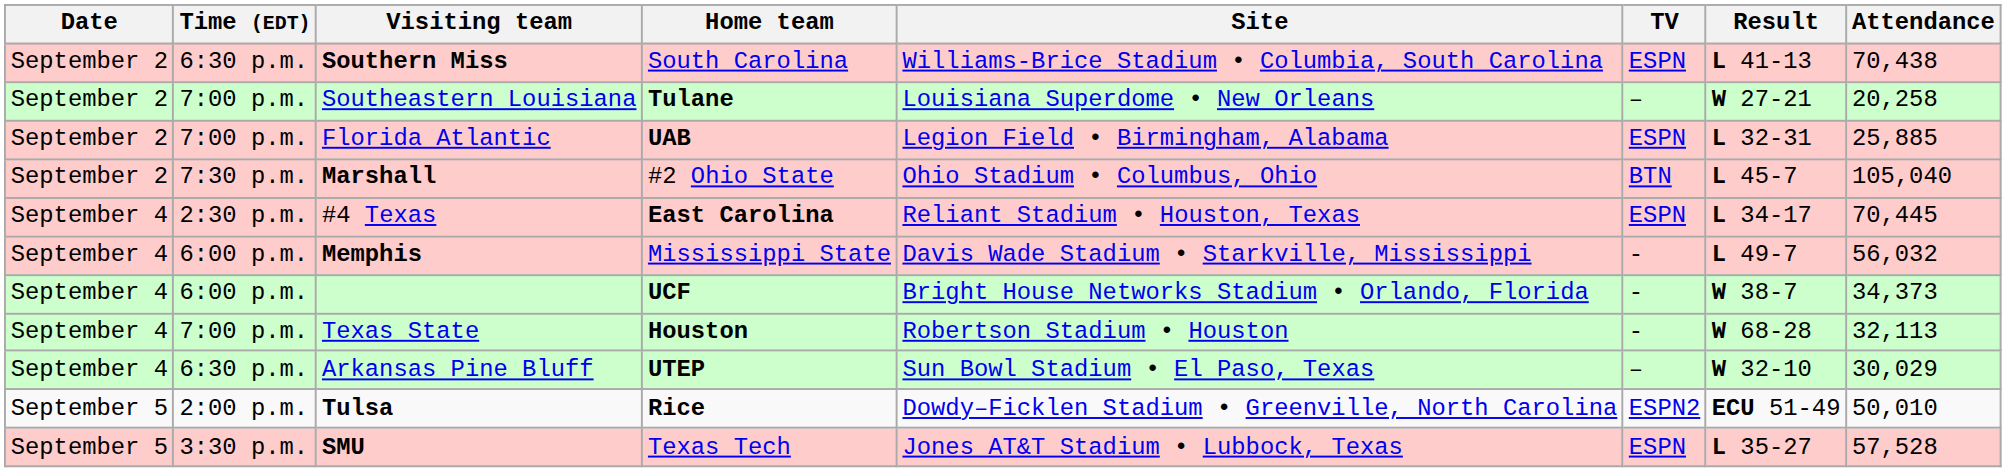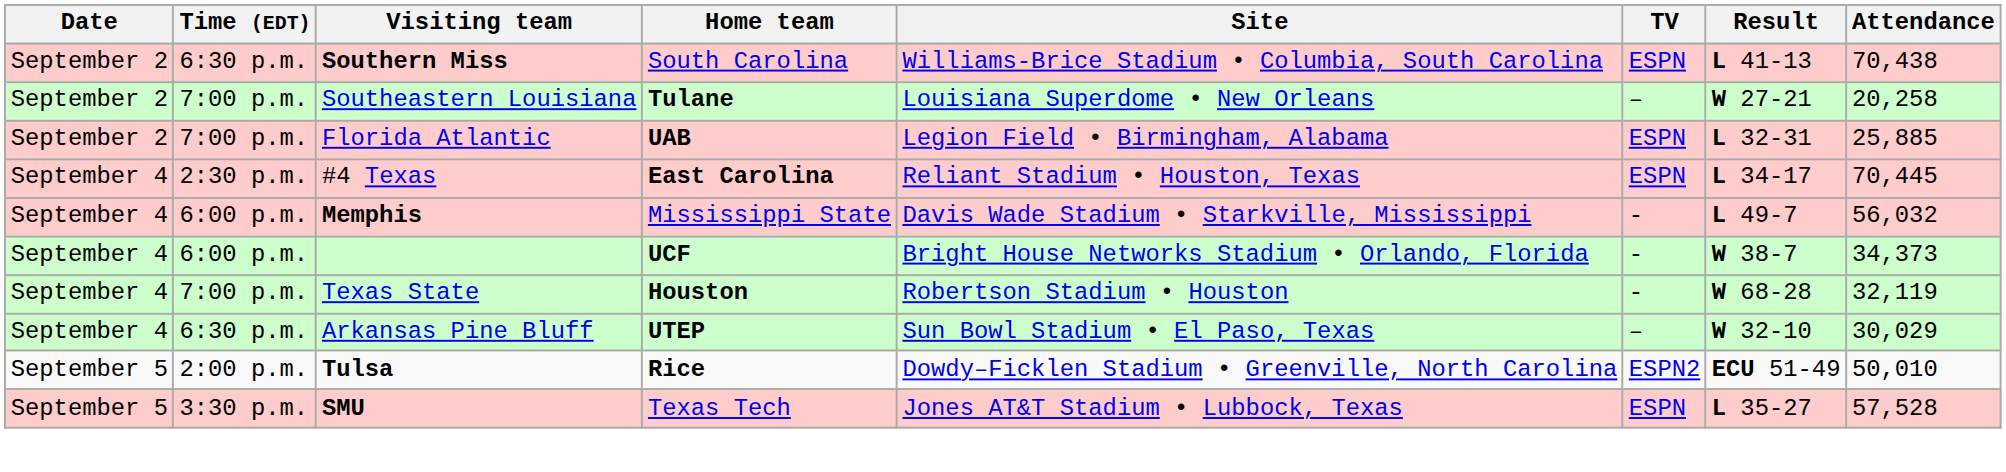- row: (379, 178)
(1895, 332) 32,113 -> (1895, 294) 32,119
